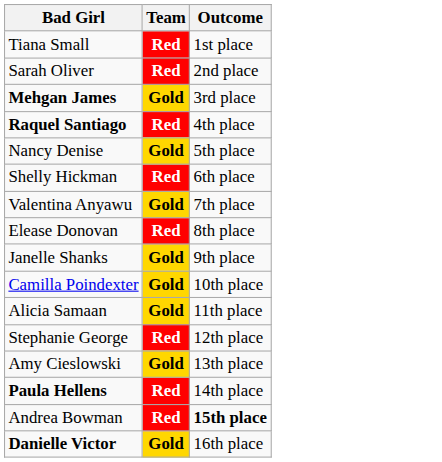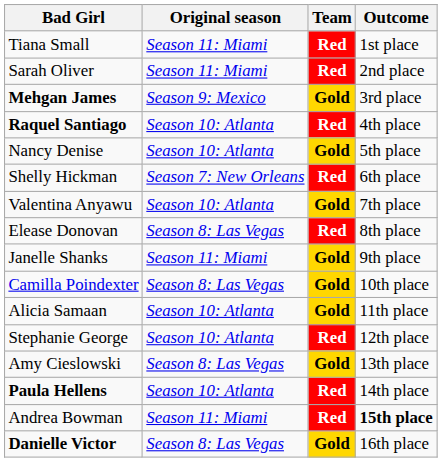+ column: (225, 17)
